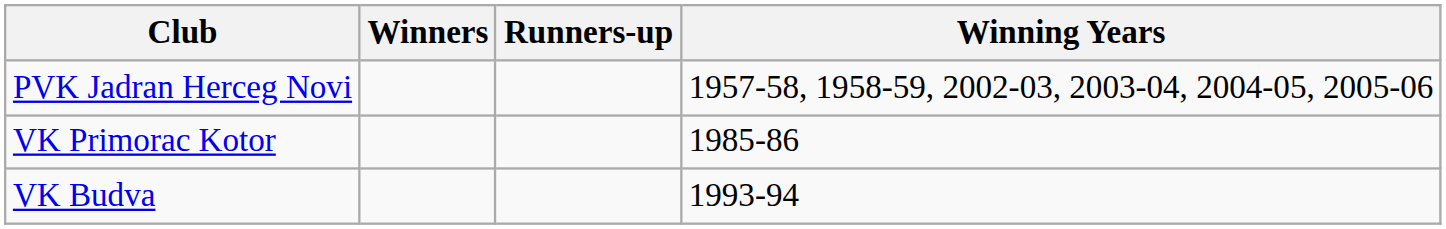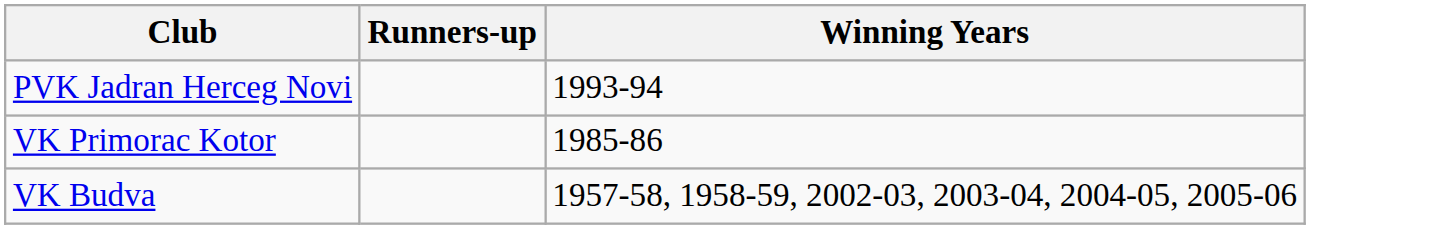- column: (428, 32)
(1061, 86) 1957-58, 1958-59, 2002-03, 2003-04, 2004-05, 2005-06 -> (608, 86) 1993-94
(744, 196) 1993-94 -> (925, 196) 1957-58, 1958-59, 2002-03, 2003-04, 2004-05, 2005-06
